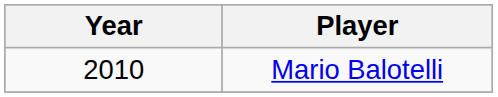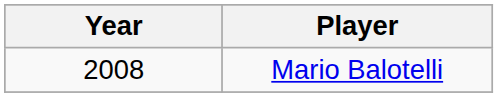(114, 69) 2010 -> (114, 69) 2008
